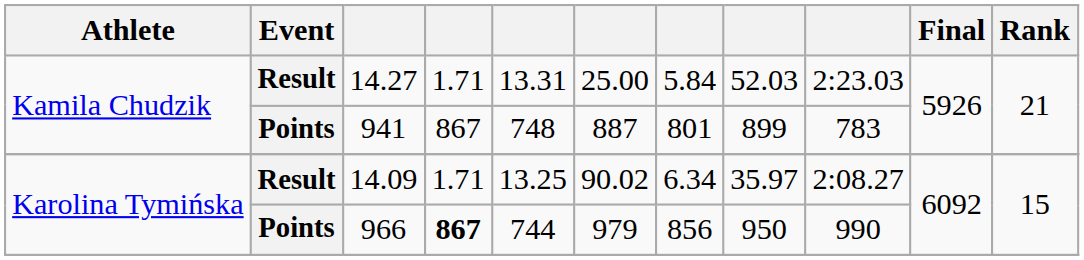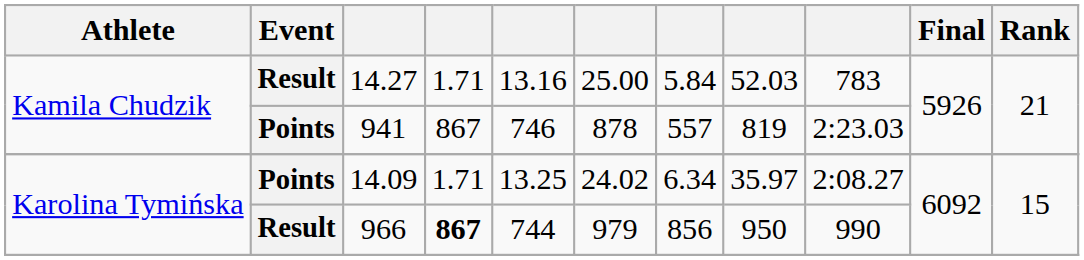(533, 79) 13.31 -> (533, 79) 13.16
(858, 79) 2:23.03 -> (858, 79) 783
(533, 129) 748 -> (533, 129) 746
(615, 129) 887 -> (615, 129) 878
(690, 129) 801 -> (690, 129) 557
(764, 129) 899 -> (764, 129) 819
(858, 129) 783 -> (858, 129) 2:23.03
(297, 179) Result -> (297, 179) Points
(615, 179) 90.02 -> (615, 179) 24.02
(297, 229) Points -> (297, 229) Result
